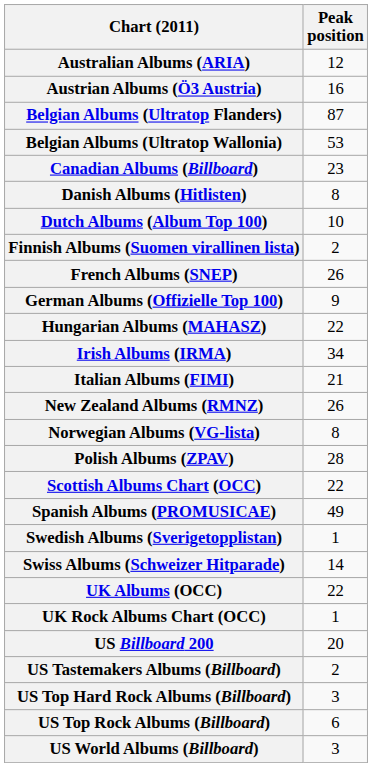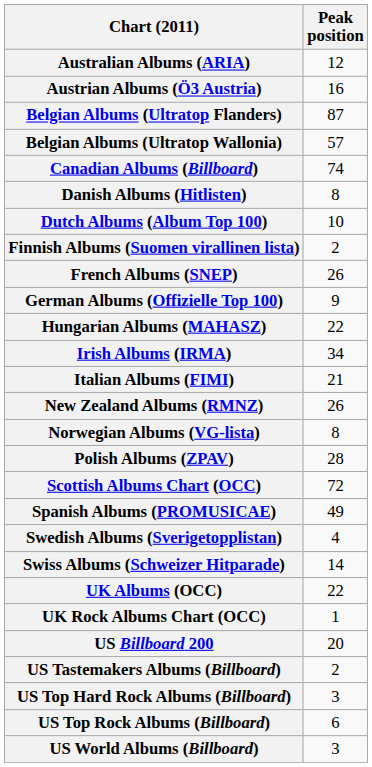(336, 141) 53 -> (336, 141) 57
(336, 168) 23 -> (336, 168) 74
(336, 485) 22 -> (336, 485) 72
(336, 537) 1 -> (336, 537) 4
